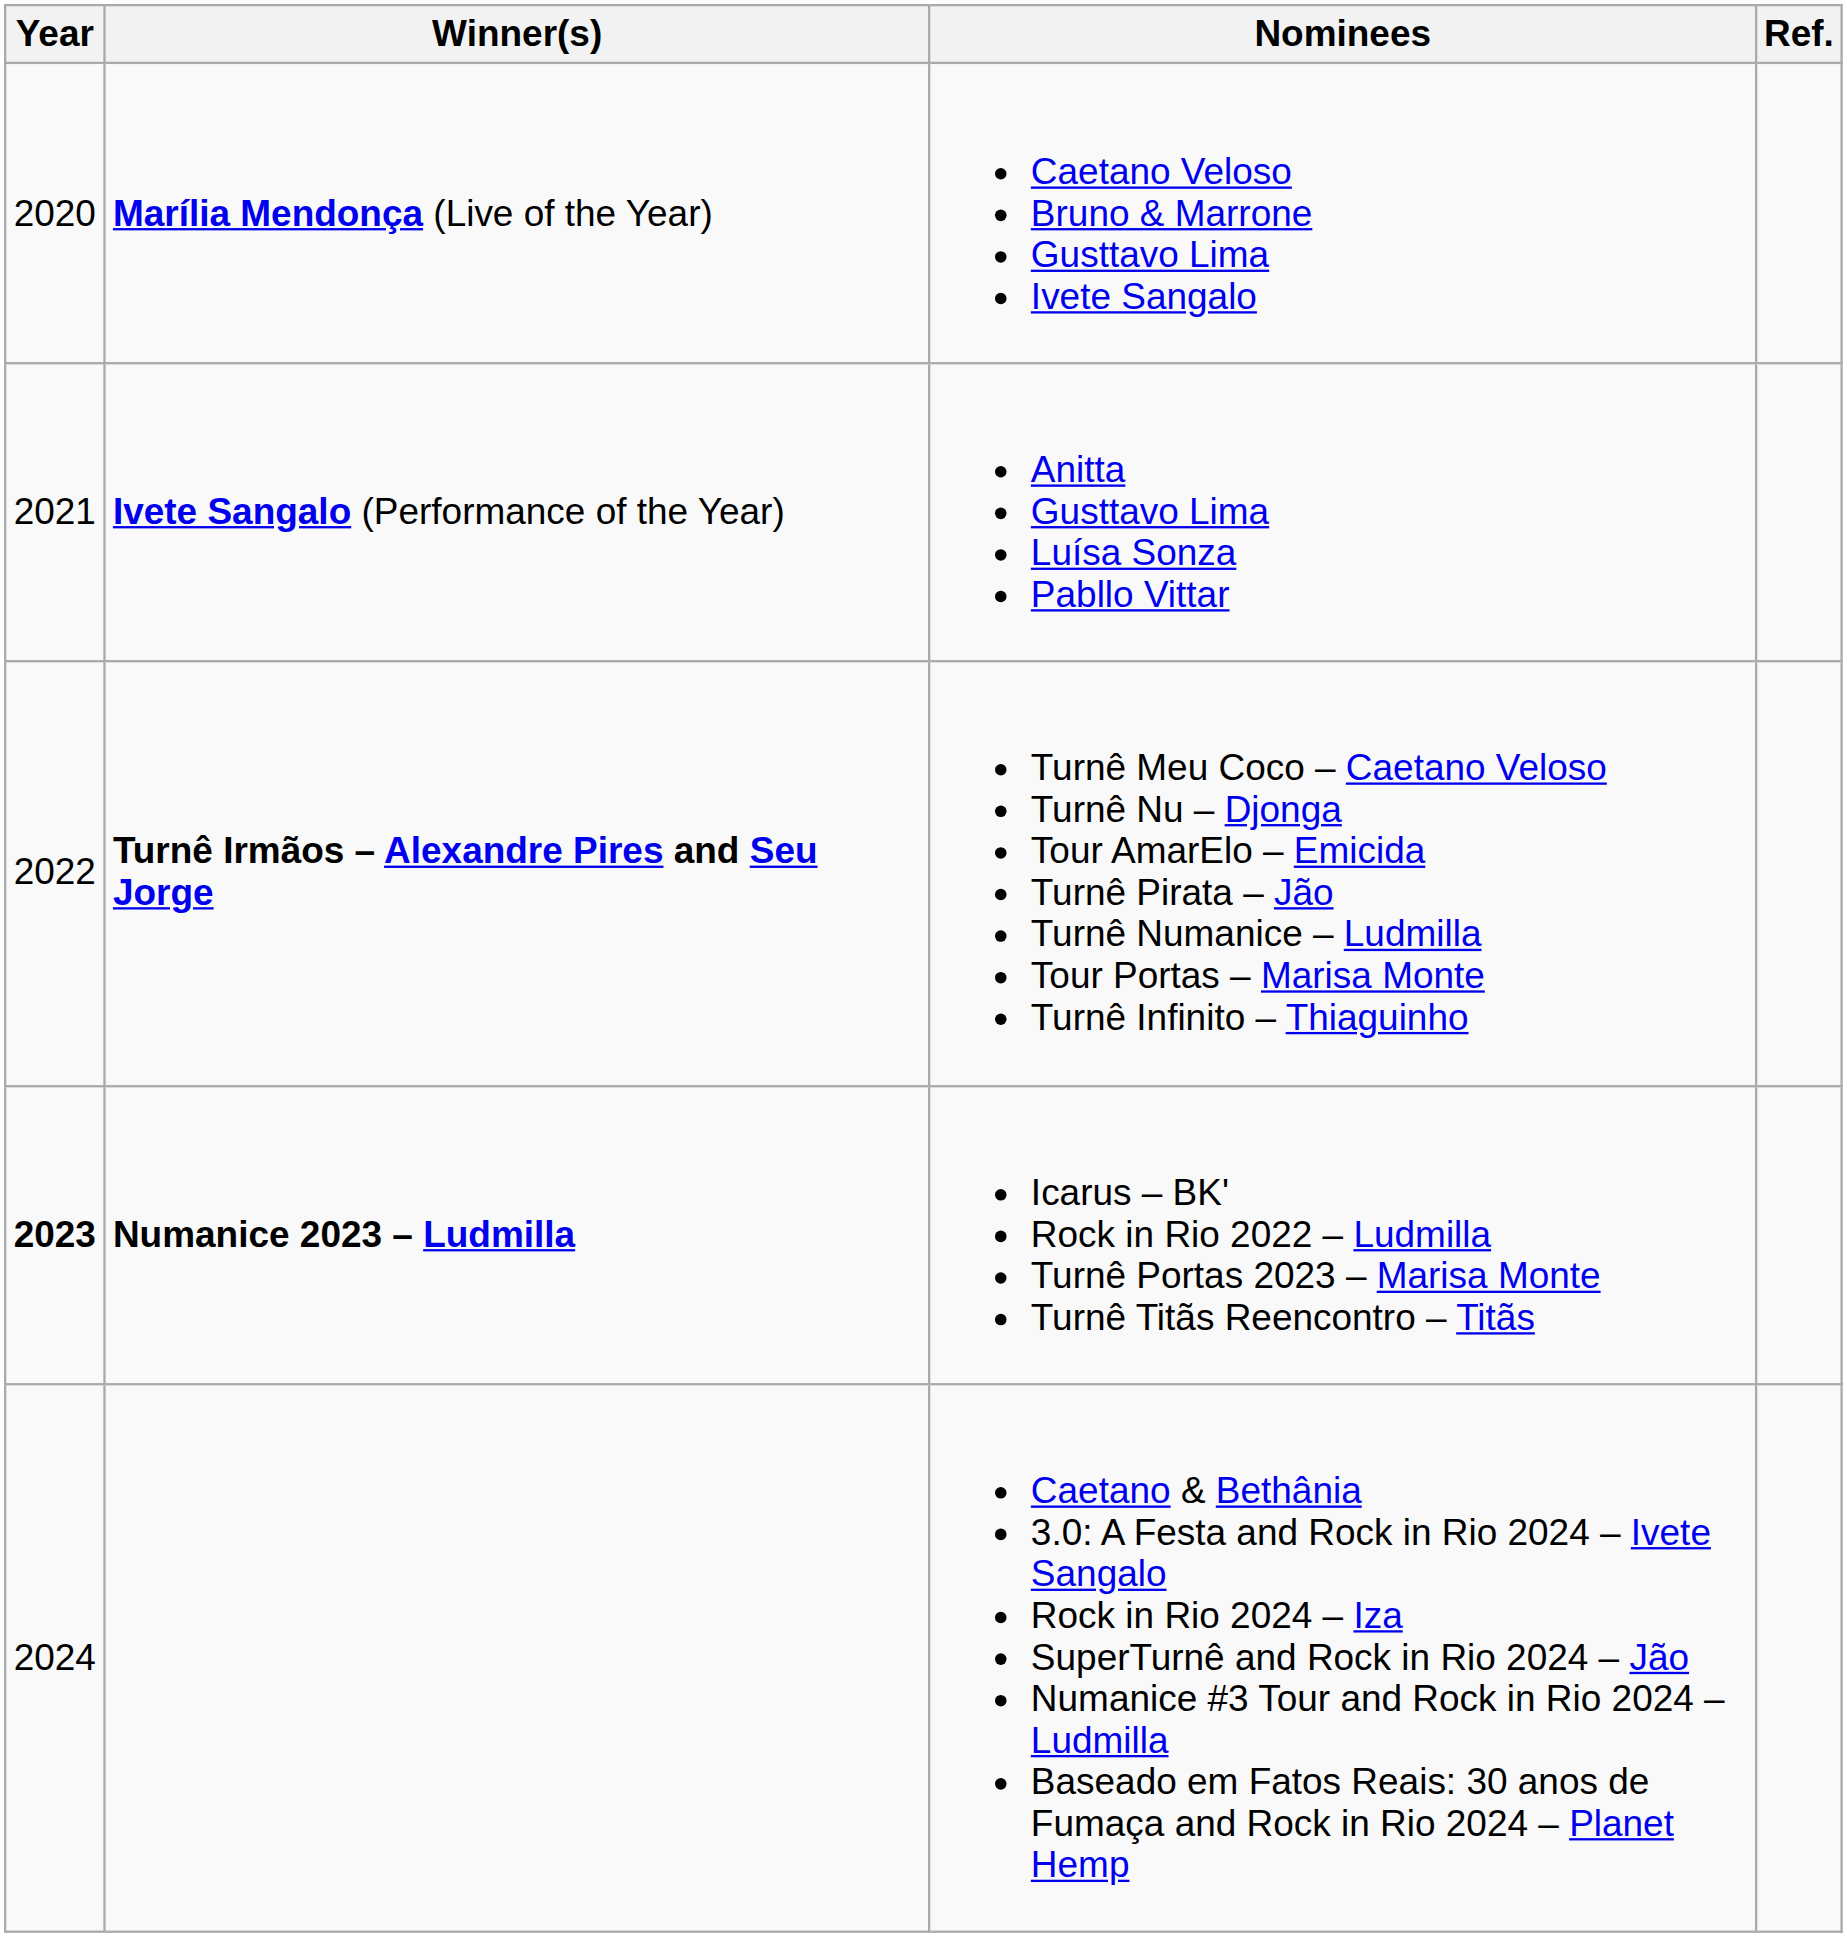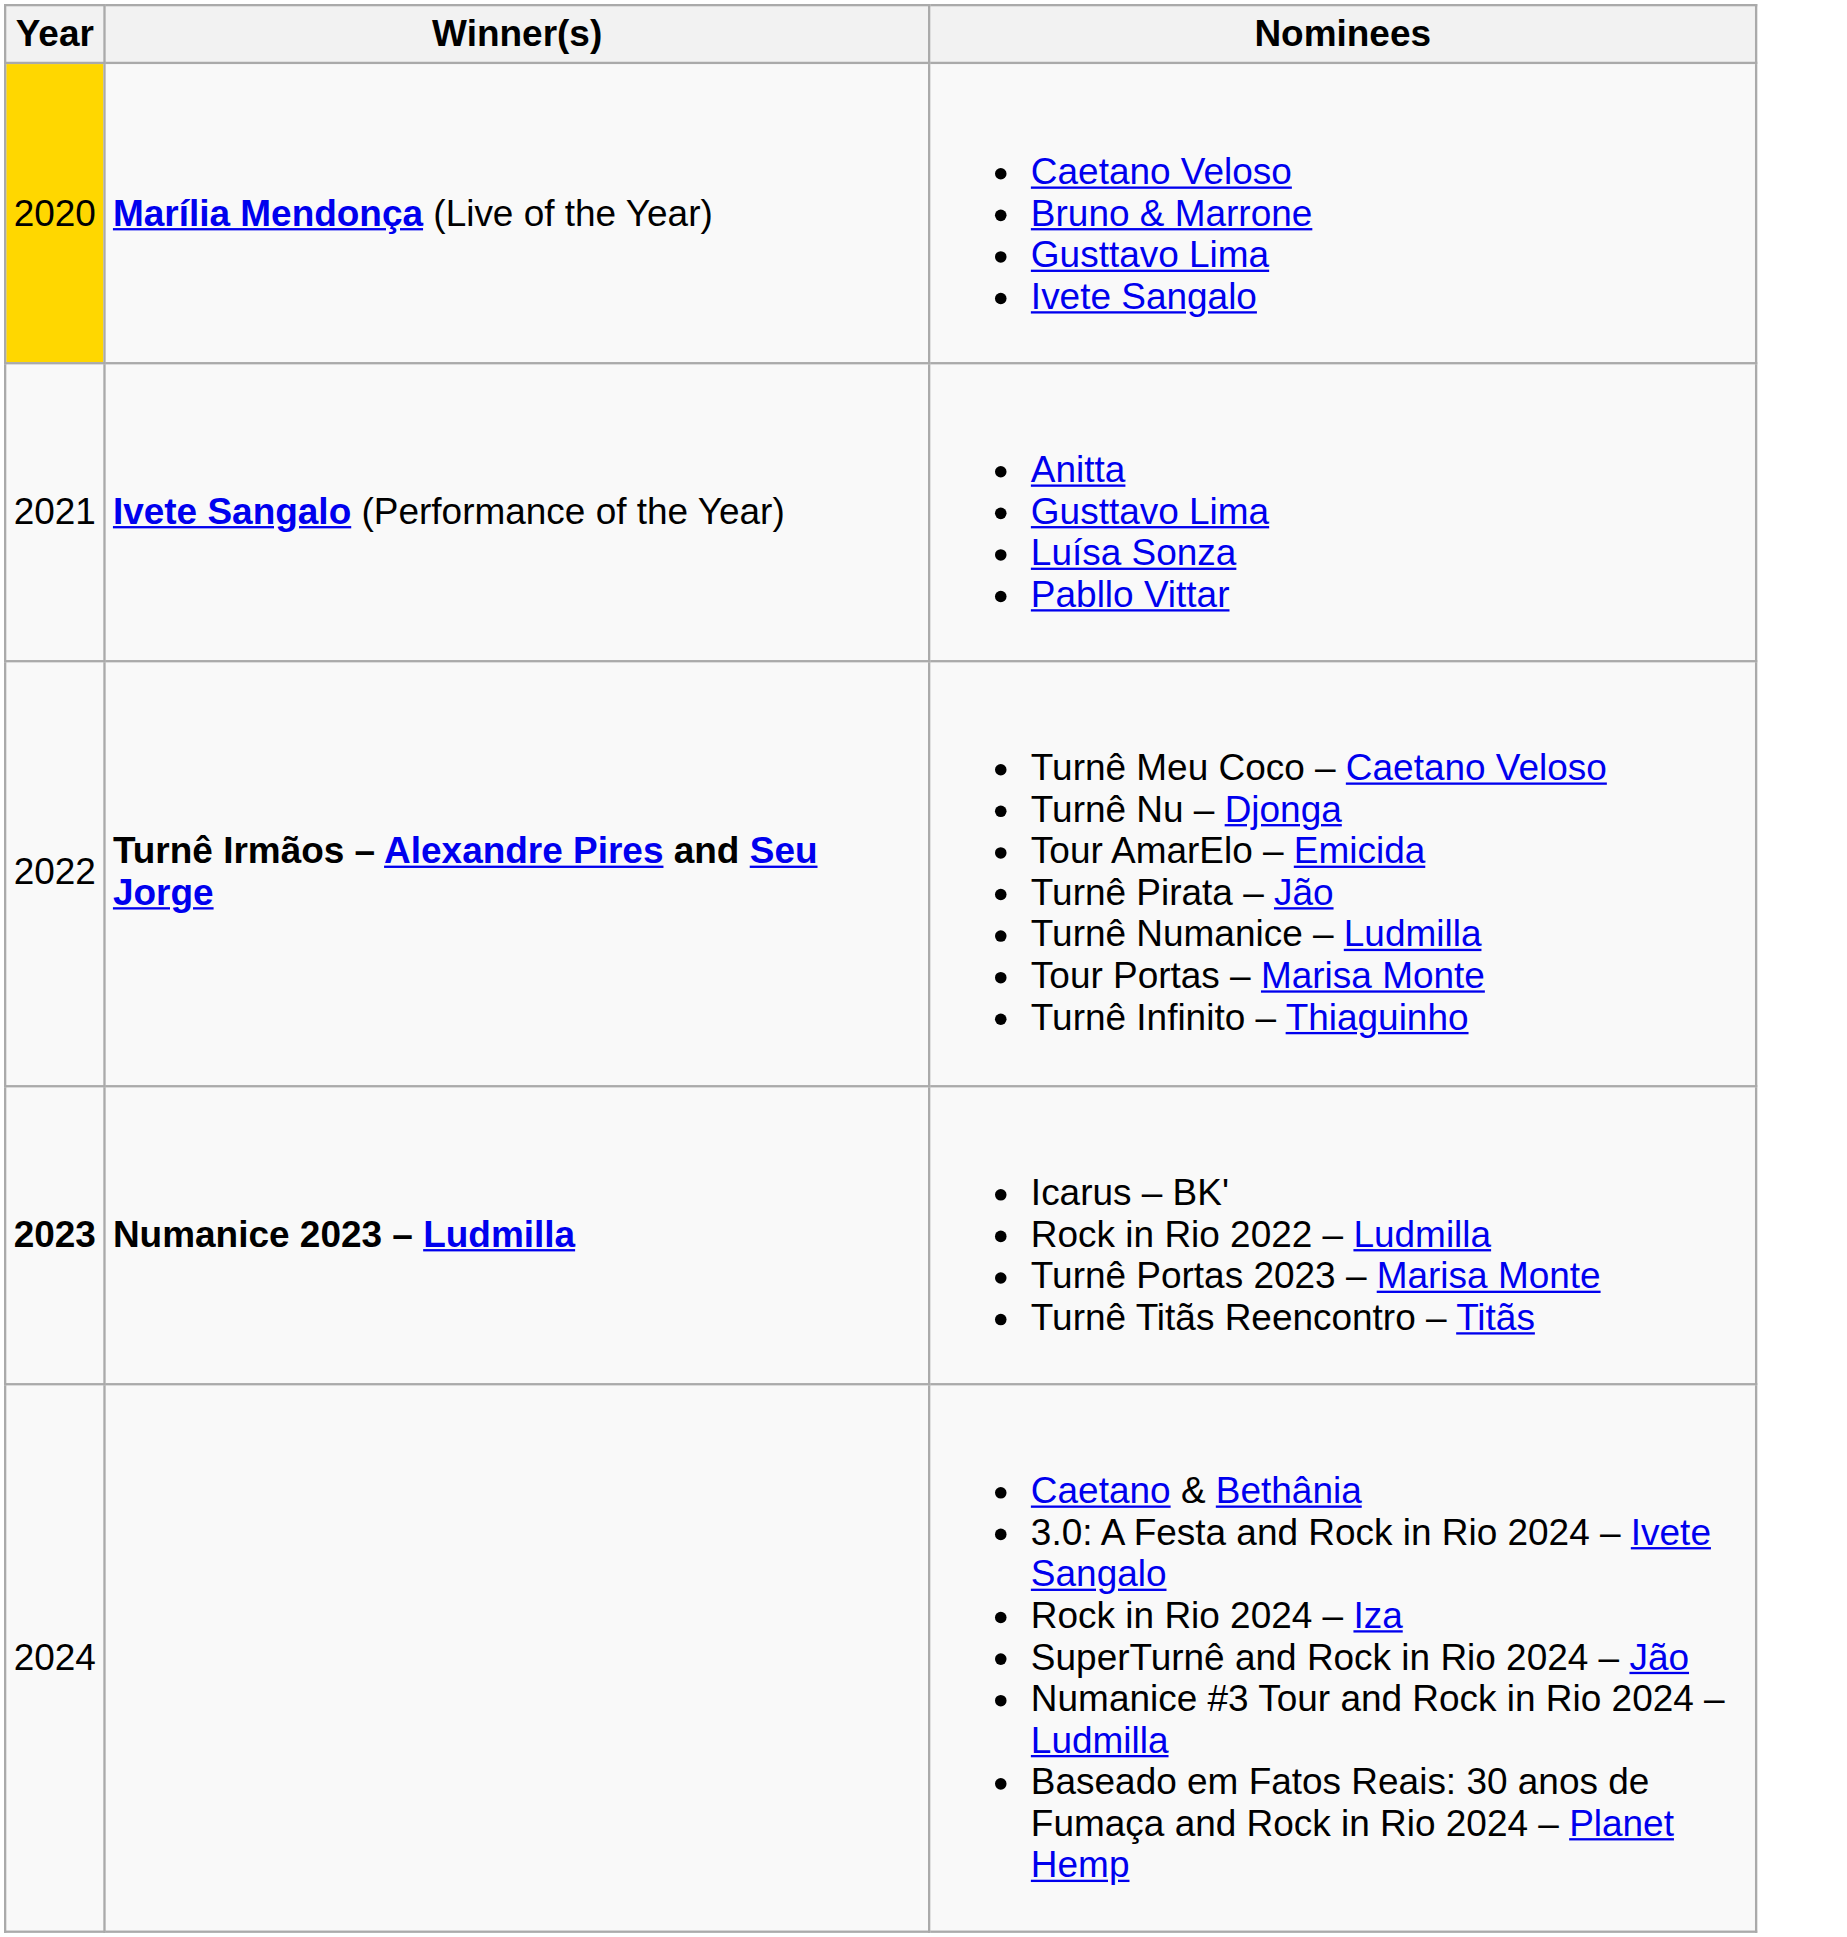- column: (1799, 33)
(55, 212) no background -> (55, 212) gold background
